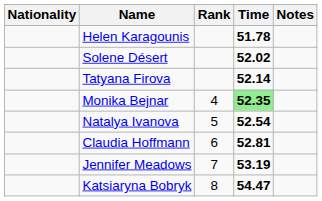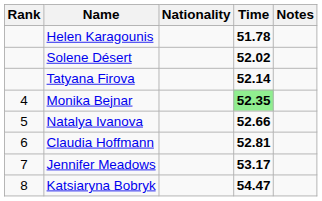columns swapped: (214, 15) <-> (42, 15)
(254, 121) 52.54 -> (254, 121) 52.66
(254, 164) 53.19 -> (254, 164) 53.17
